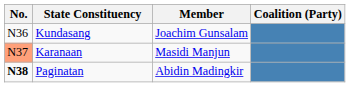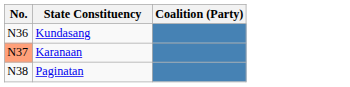- column: (202, 14)
(18, 71) bold -> (18, 71) normal
